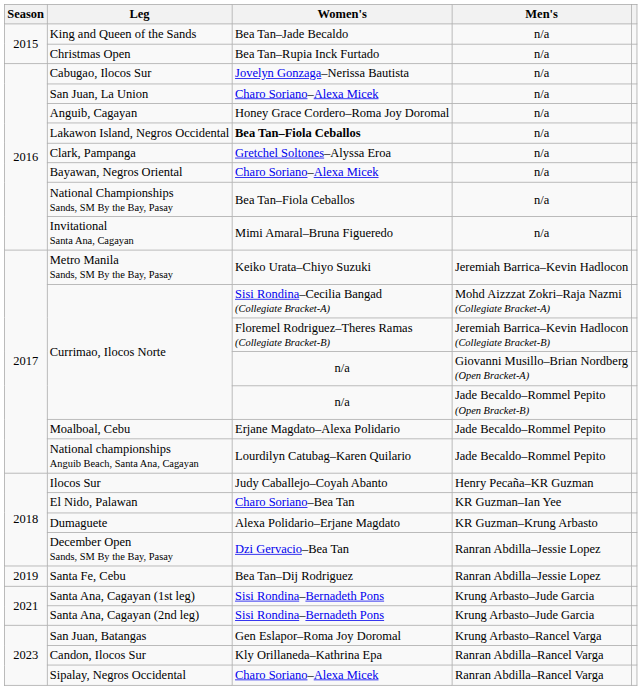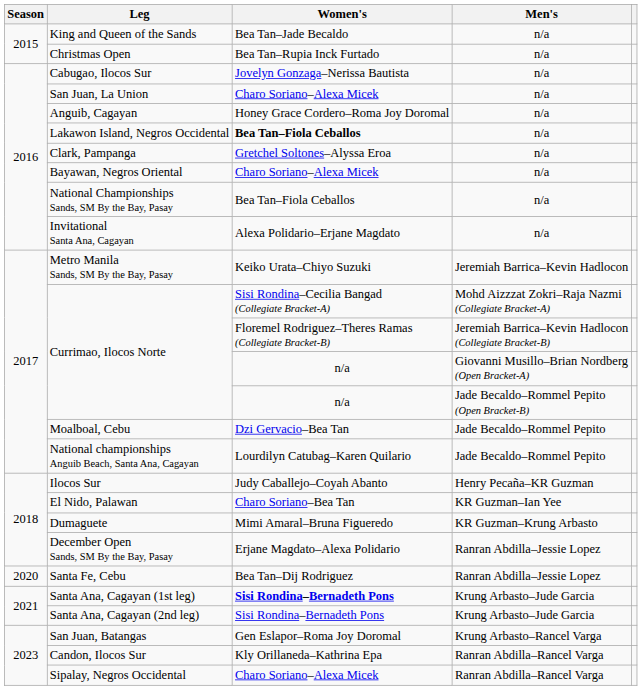(314, 233) Mimi Amaral–Bruna Figueredo -> (318, 233) Alexa Polidario–Erjane Magdato
(318, 429) Erjane Magdato–Alexa Polidario -> (292, 429) Dzi Gervacio–Bea Tan
(318, 522) Alexa Polidario–Erjane Magdato -> (314, 522) Mimi Amaral–Bruna Figueredo
(292, 549) Dzi Gervacio–Bea Tan -> (318, 549) Erjane Magdato–Alexa Polidario
(26, 576) 2019 -> (26, 576) 2020
(310, 595) normal -> (314, 595) bold
